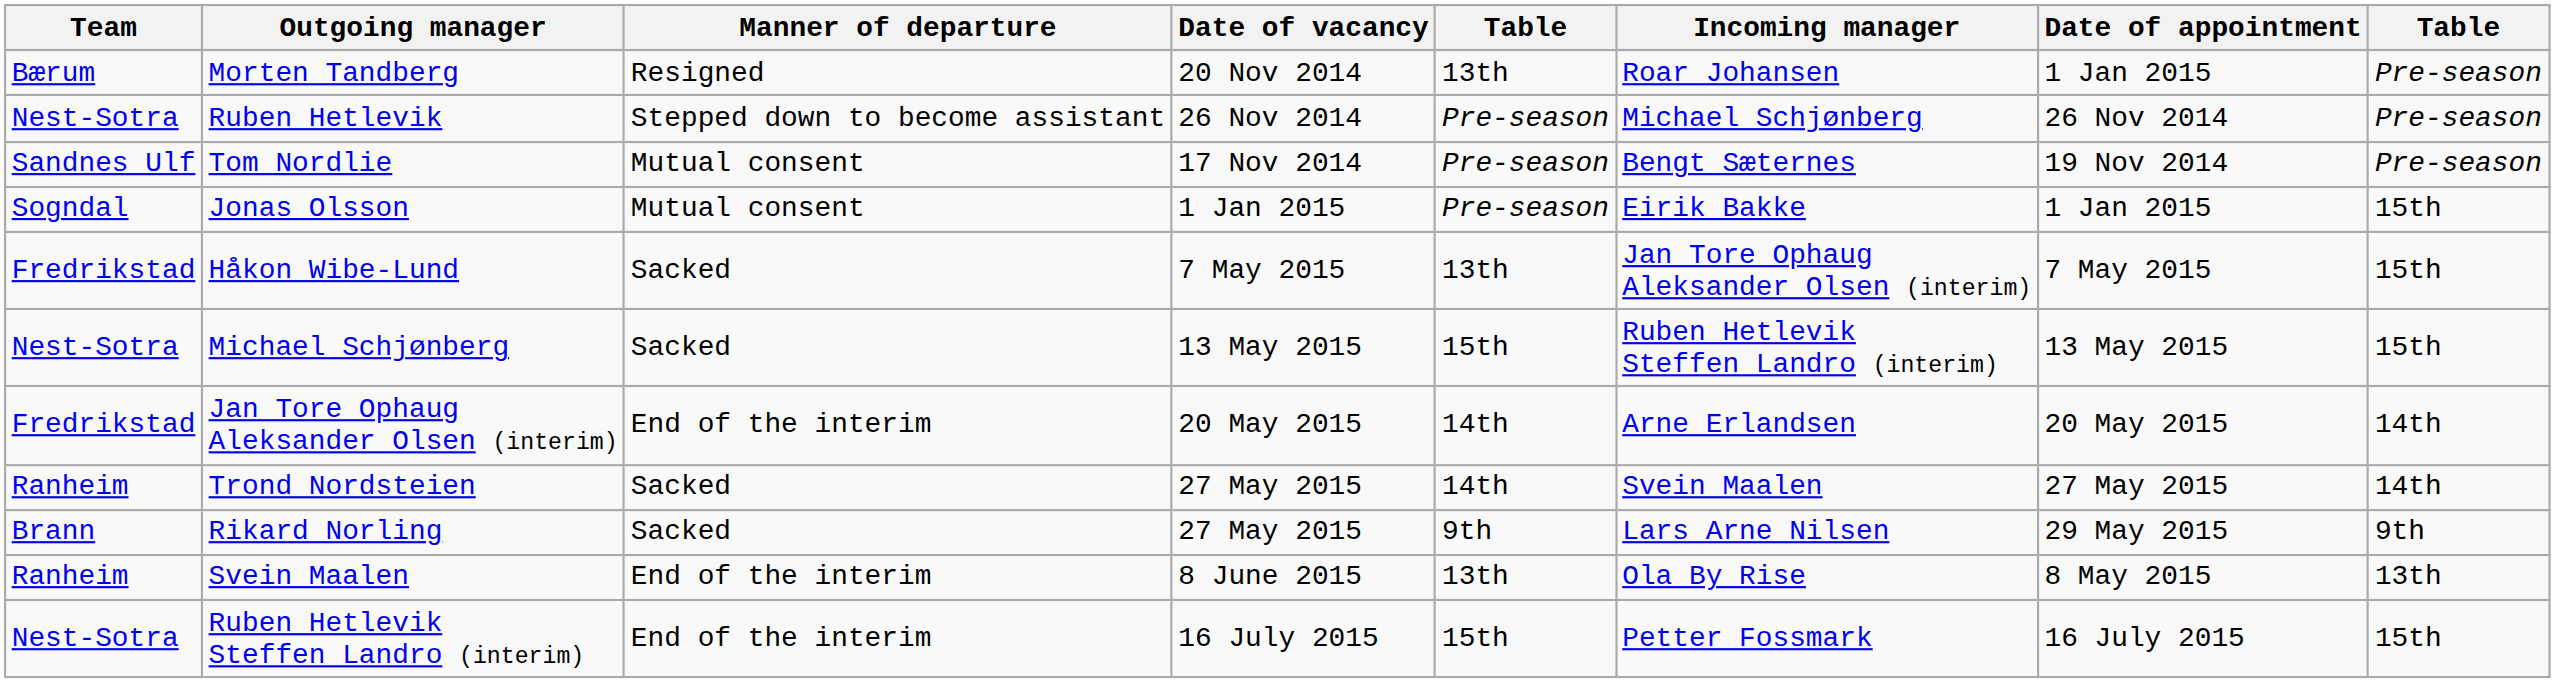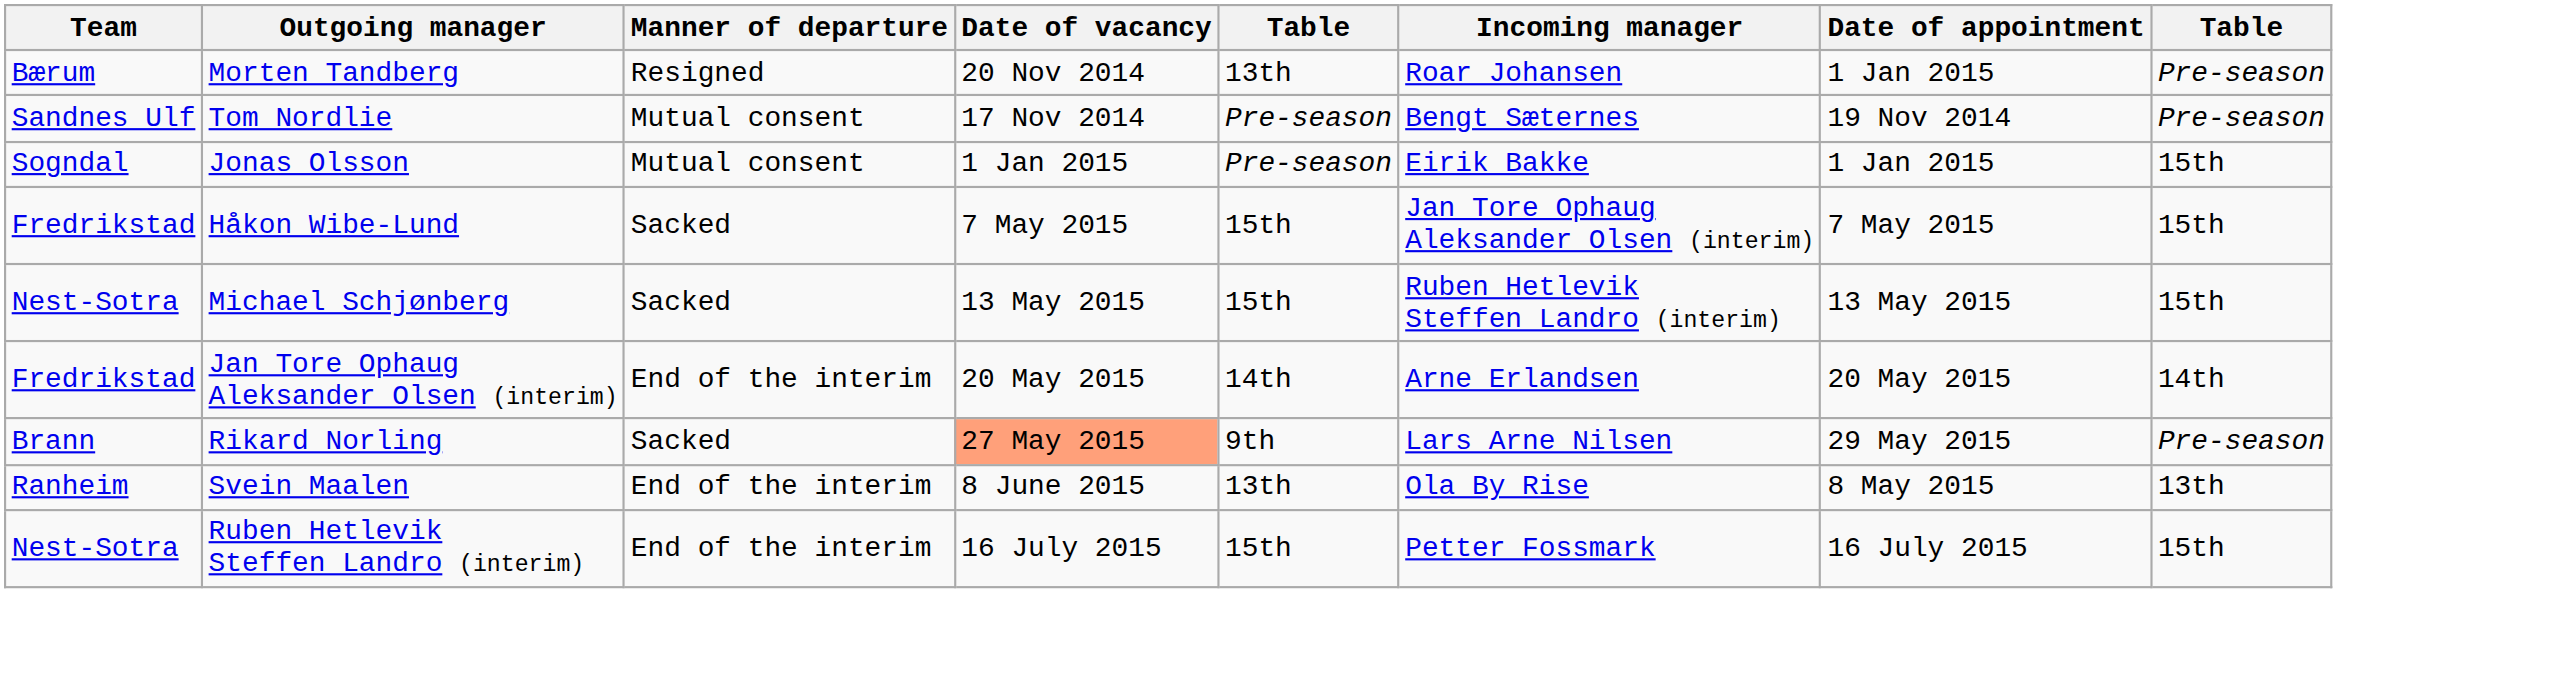- row: (325, 118)
(1475, 270) 13th -> (1258, 225) 15th
- row: (342, 487)
(1270, 532) no background -> (1053, 441) lightsalmon background
(2400, 532) 9th -> (2241, 441) Pre-season
